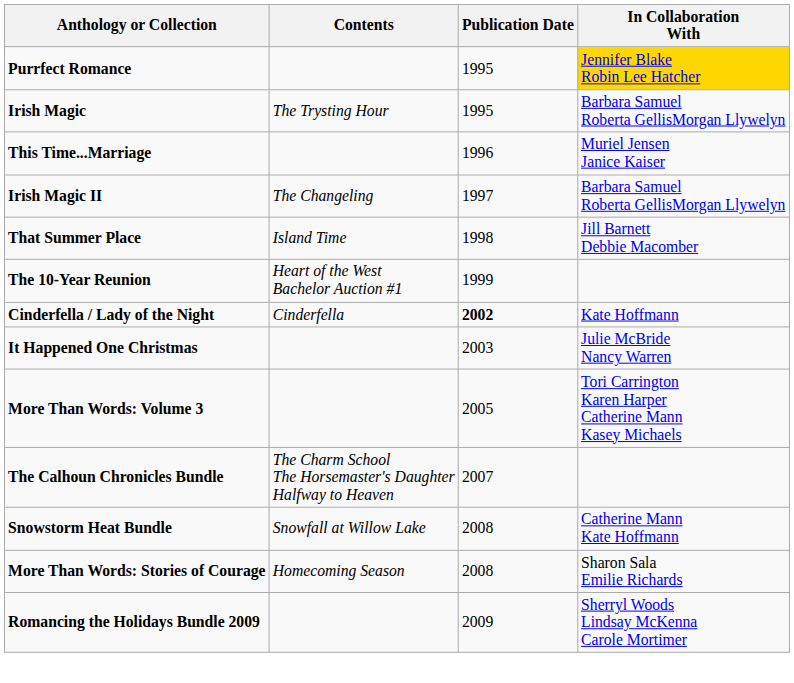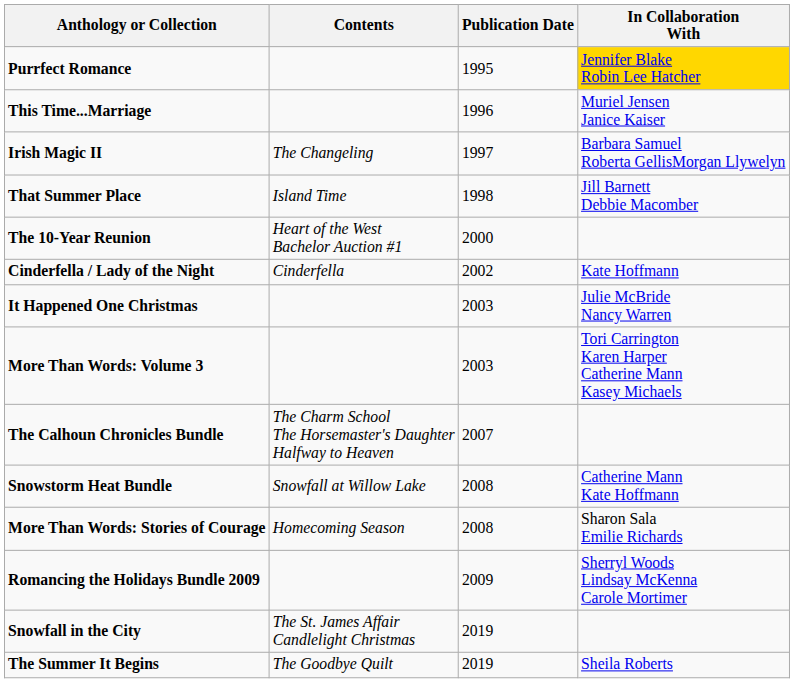- row: (47, 110)
(478, 280) 1999 -> (478, 238) 2000
(478, 314) bold -> (478, 271) normal
(478, 408) 2005 -> (478, 365) 2003
+ row: (75, 631)
+ row: (84, 664)
